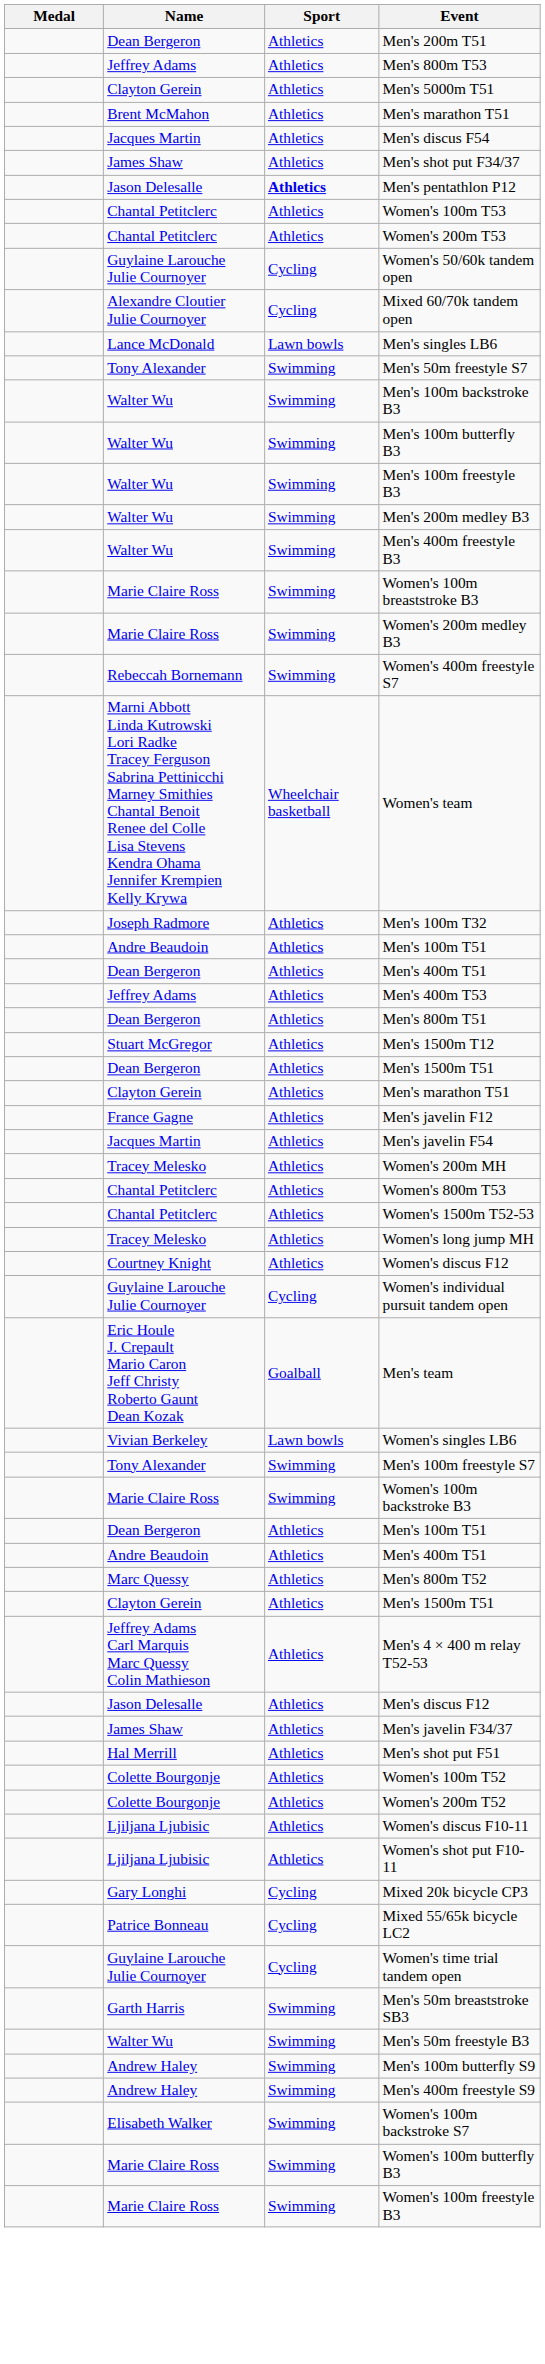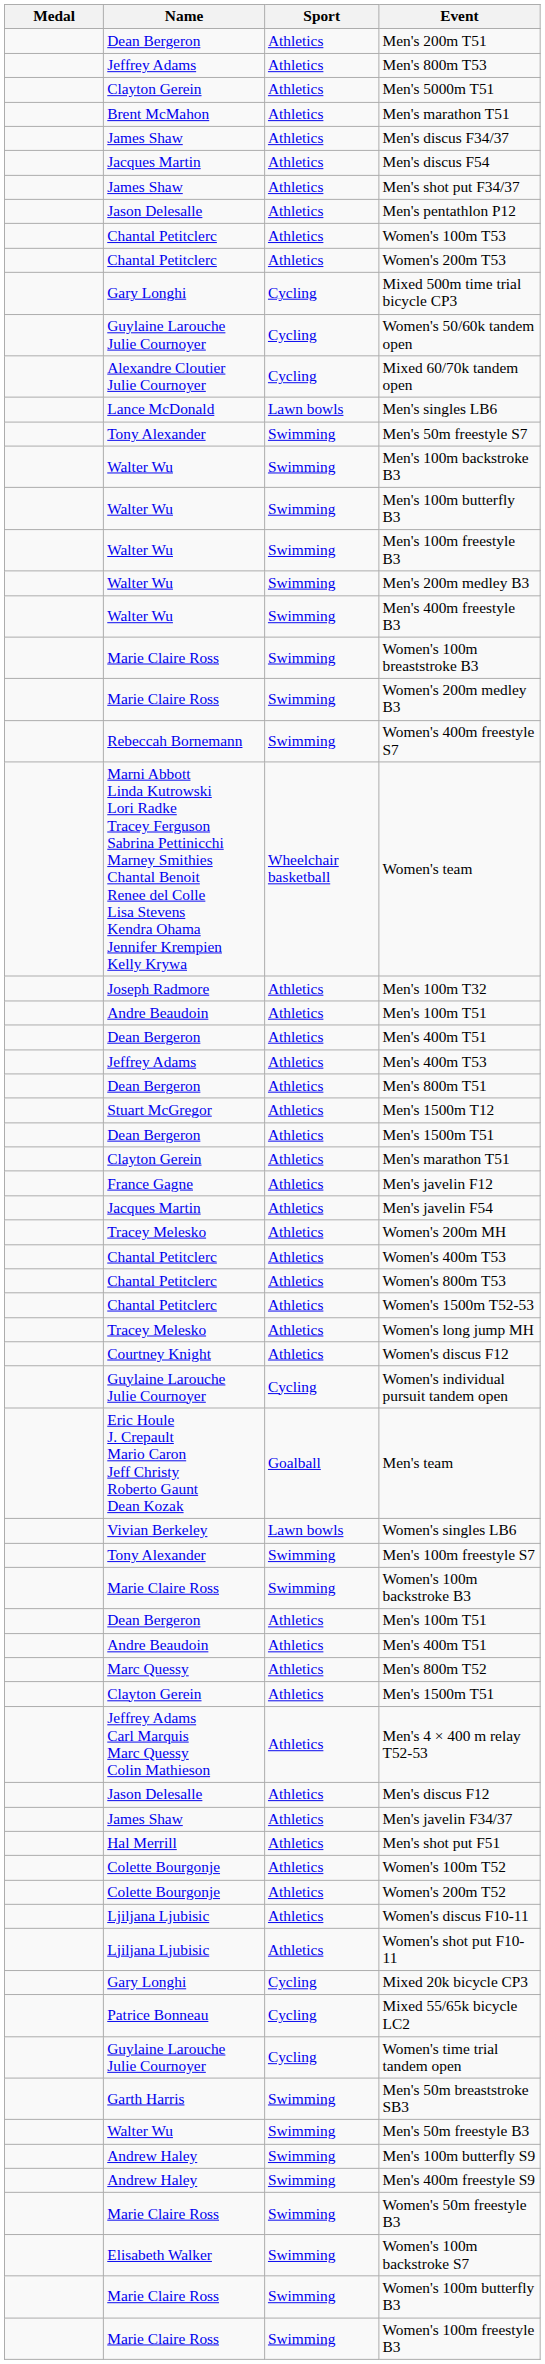+ row: (145, 138)
(297, 187) bold -> (296, 211) normal
+ row: (147, 293)
+ row: (162, 1256)
+ row: (163, 2213)
